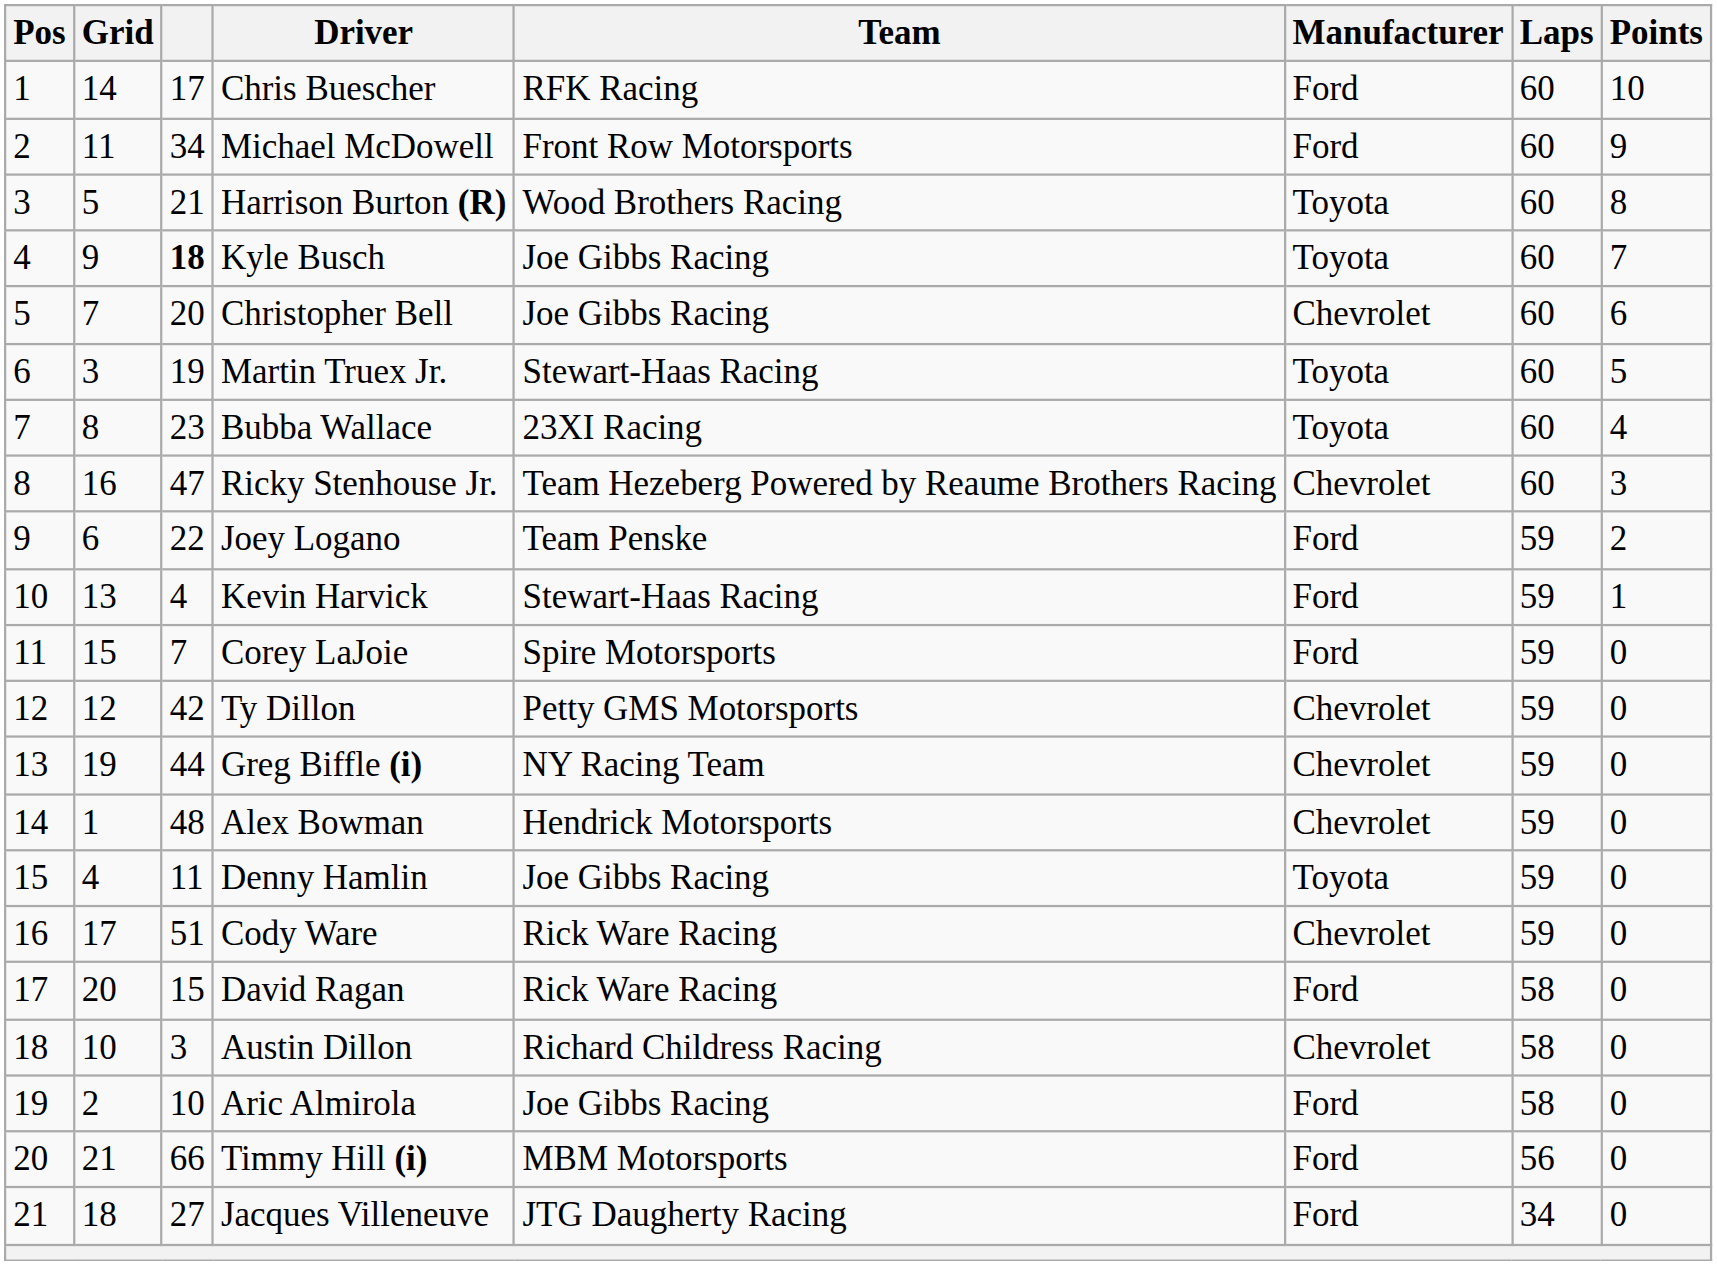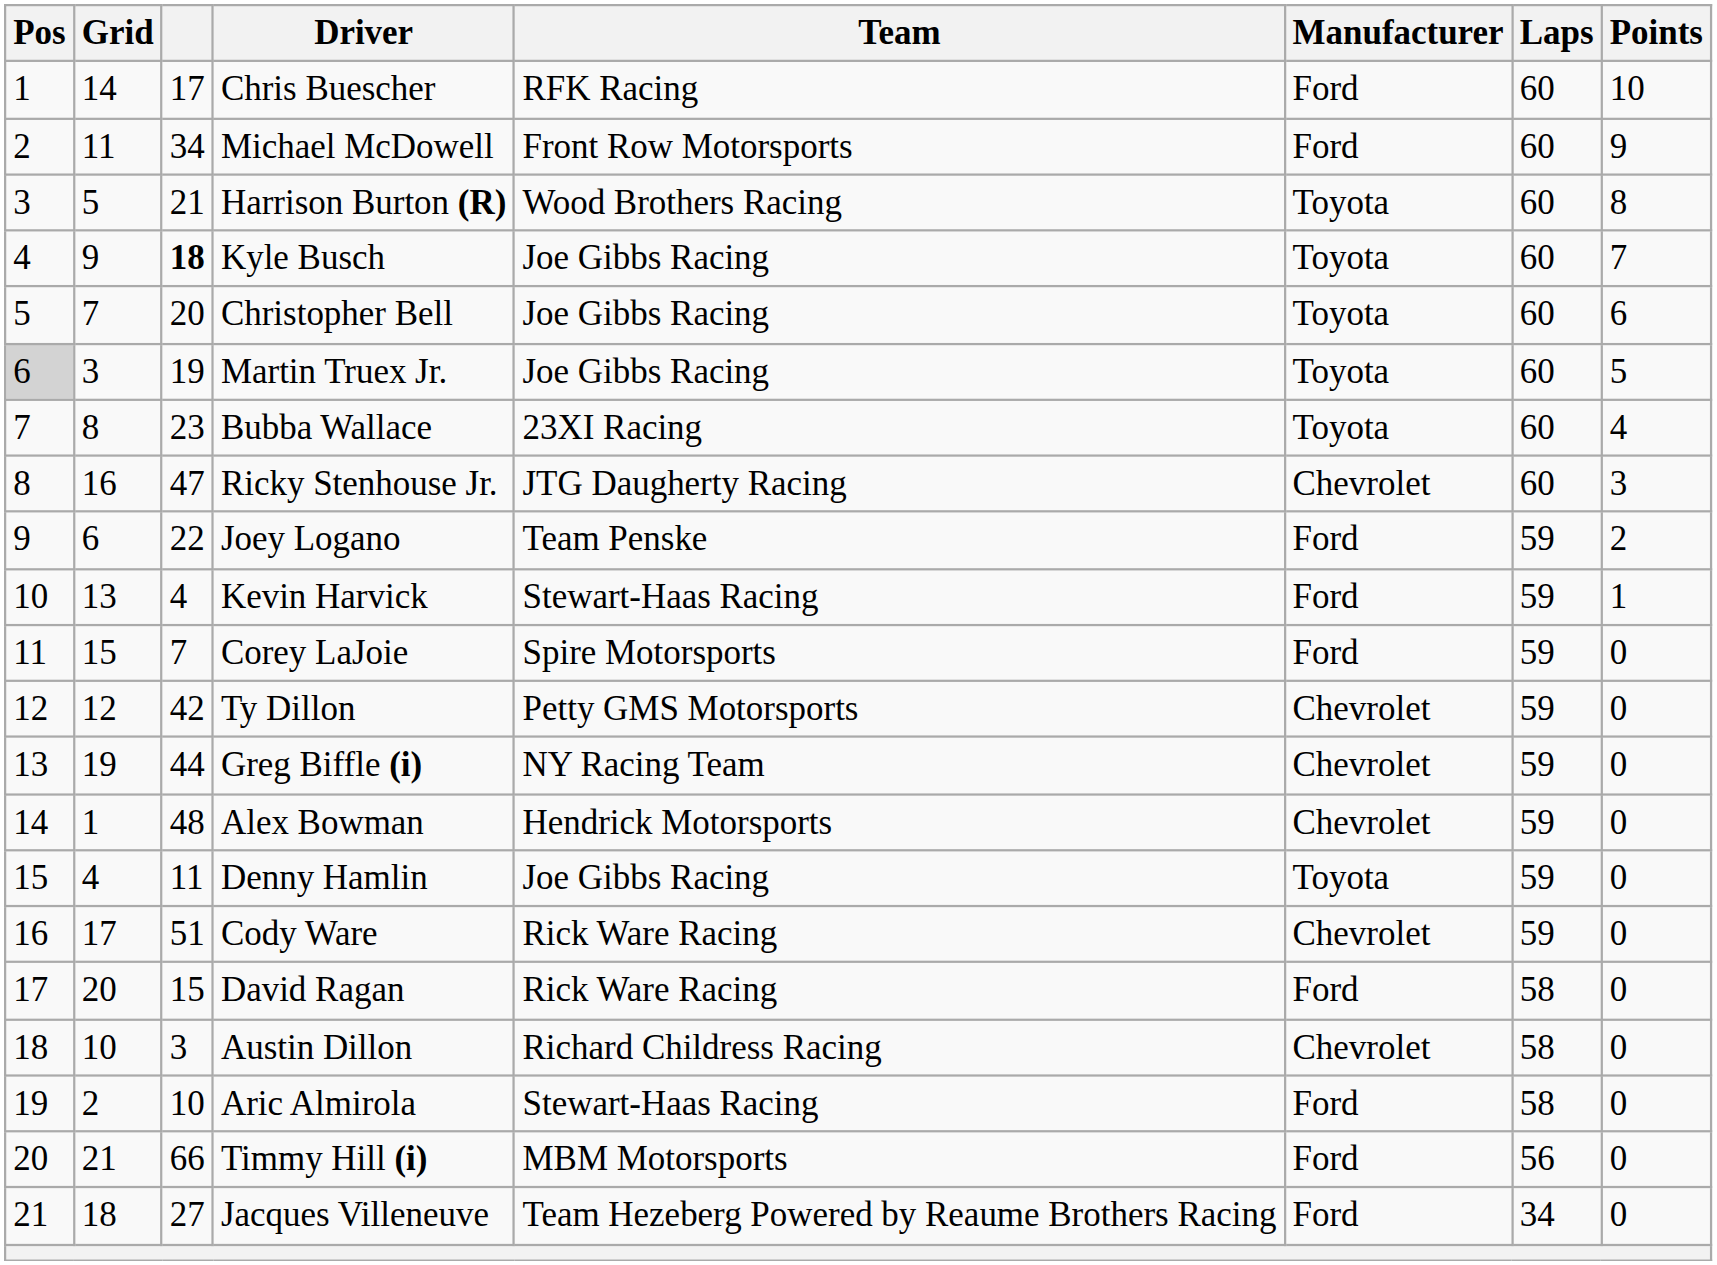(1361, 313) Chevrolet -> (1341, 313) Toyota
(22, 370) no background -> (22, 370) lightgrey background
(671, 370) Stewart-Haas Racing -> (646, 370) Joe Gibbs Racing
(899, 482) Team Hezeberg Powered by Reaume Brothers Racing -> (685, 482) JTG Daugherty Racing
(646, 1102) Joe Gibbs Racing -> (671, 1102) Stewart-Haas Racing
(685, 1214) JTG Daugherty Racing -> (899, 1214) Team Hezeberg Powered by Reaume Brothers Racing
